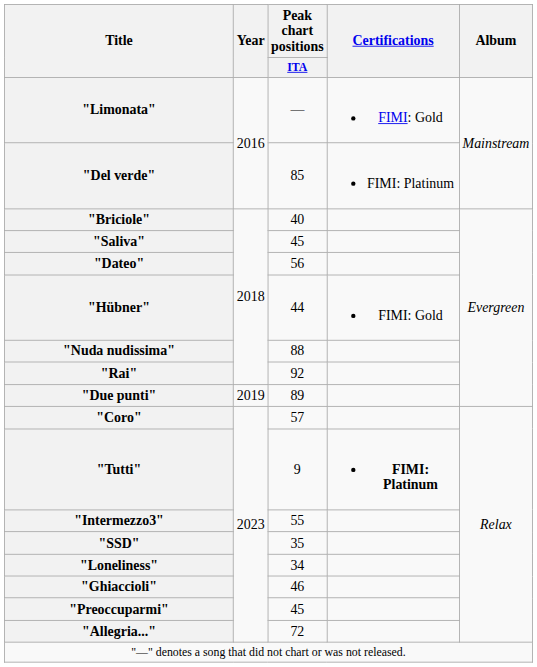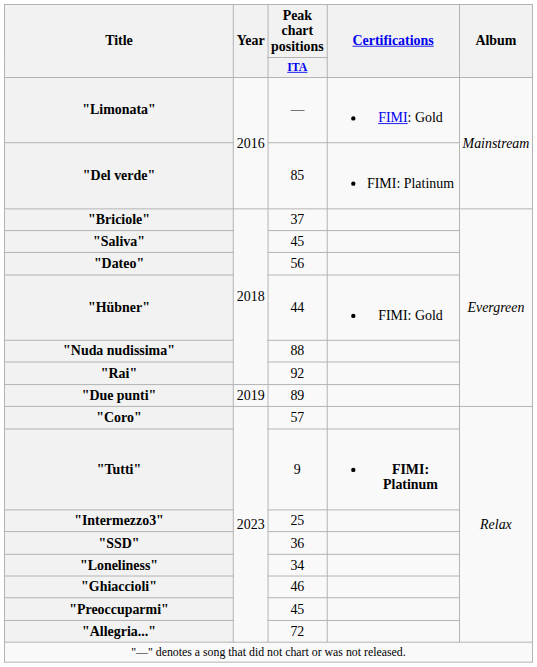(297, 219) 40 -> (297, 219) 37
(297, 520) 55 -> (297, 520) 25
(297, 543) 35 -> (297, 543) 36
